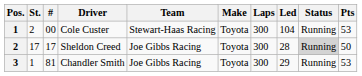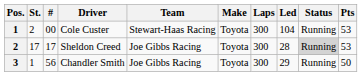(346, 46) 50 -> (346, 46) 53
(51, 63) 81 -> (51, 63) 56
(346, 63) 53 -> (346, 63) 50
